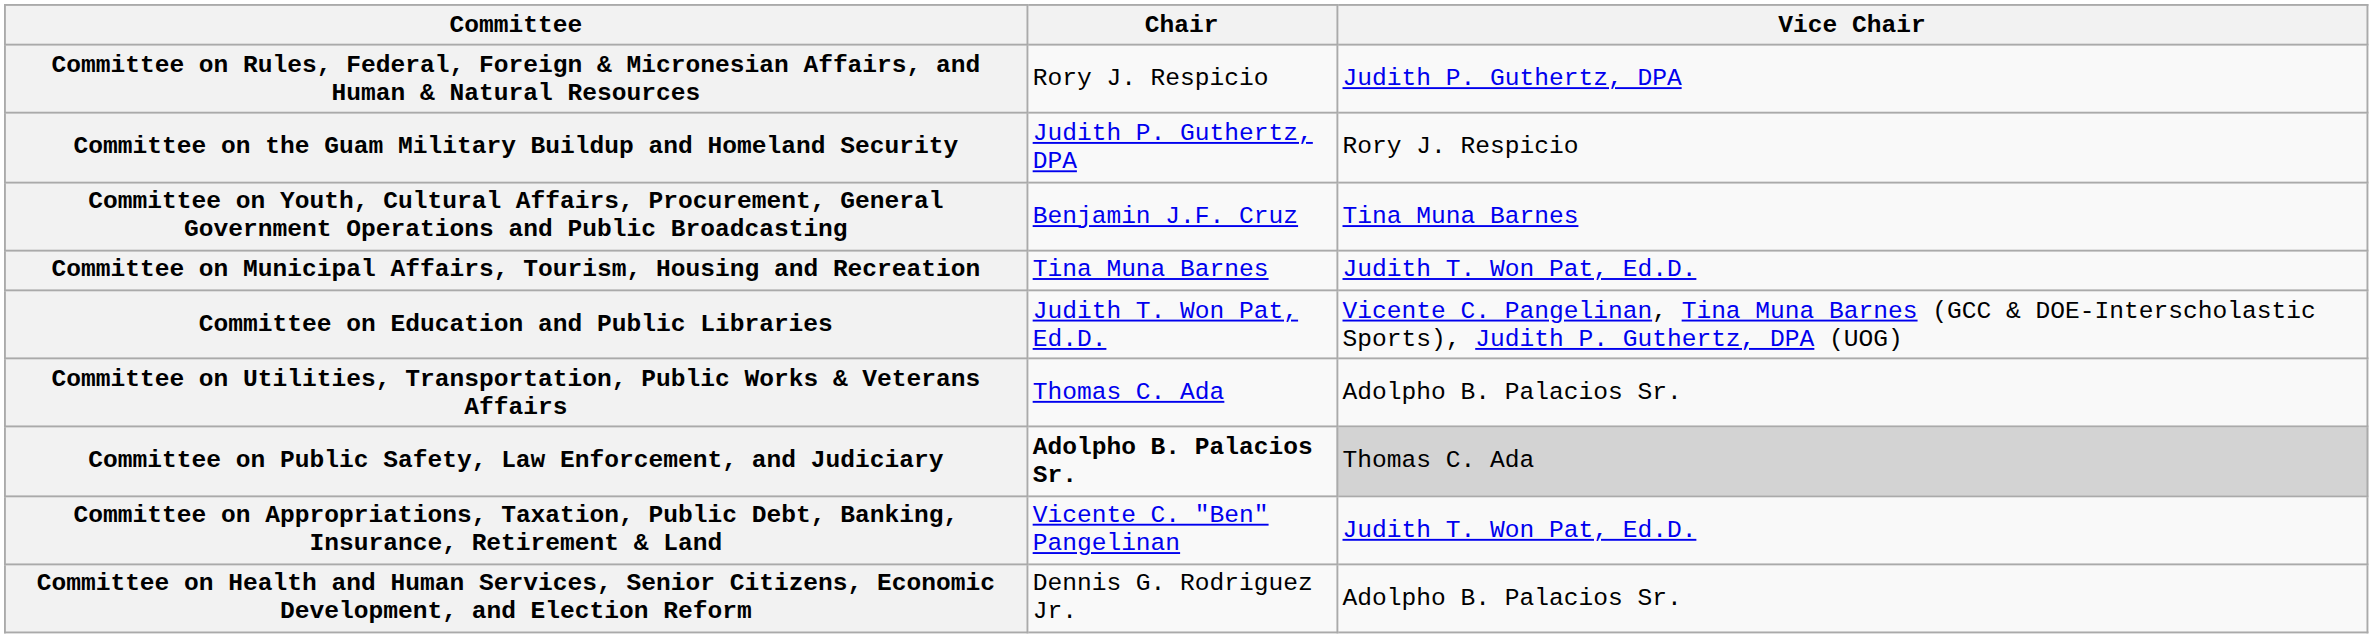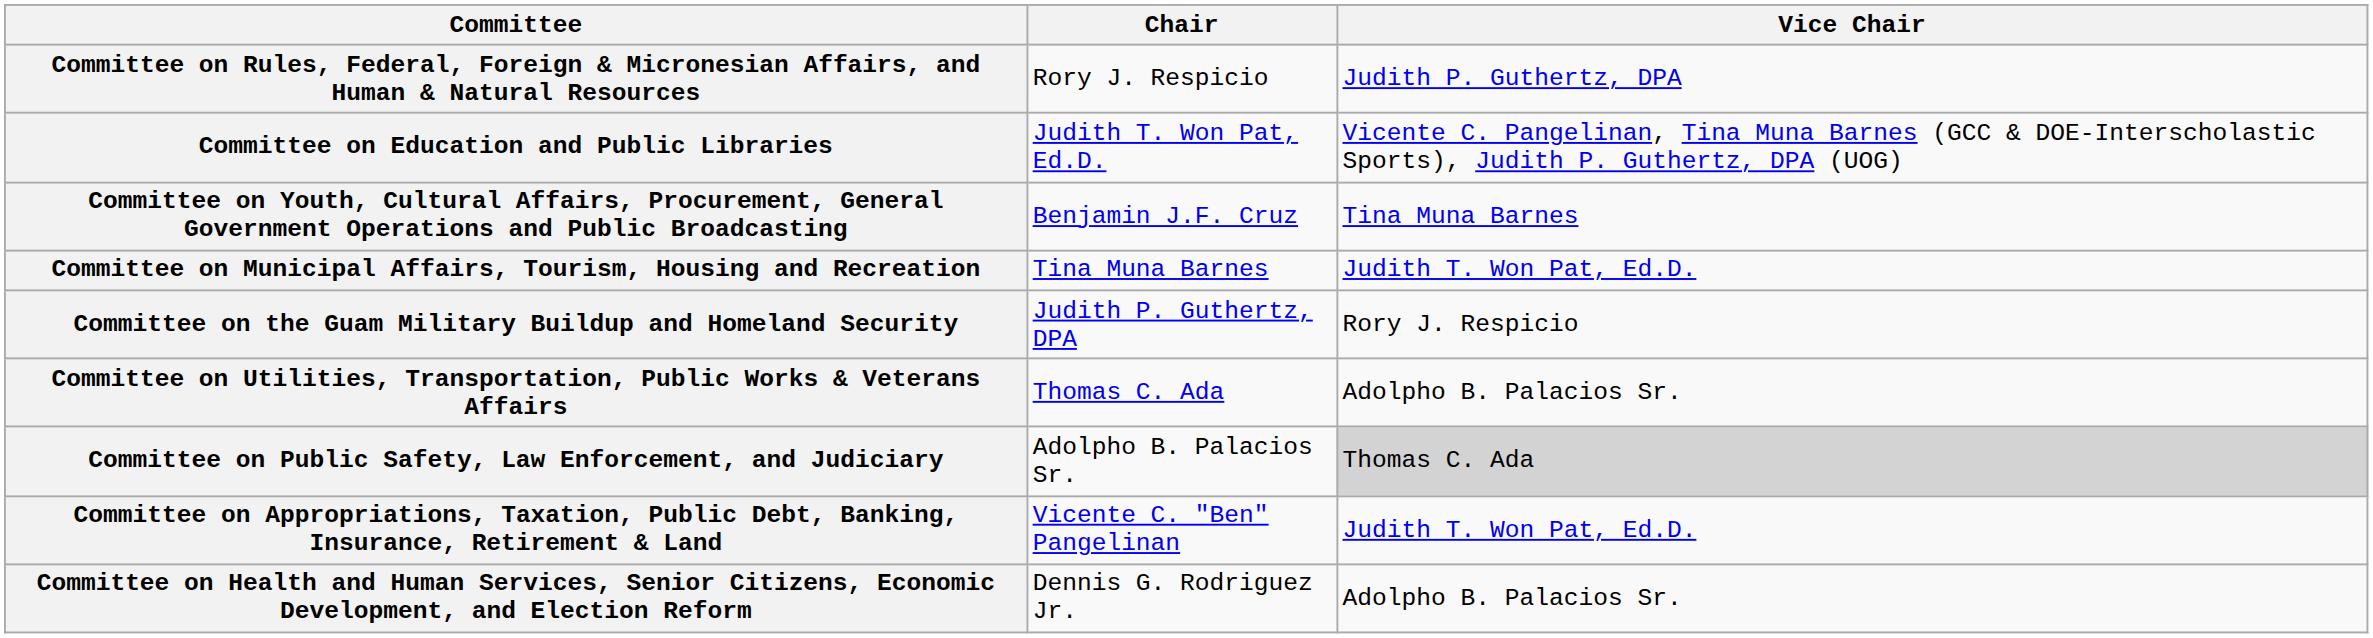rows swapped: (516, 324) <-> (516, 148)
(1173, 461) bold -> (1173, 461) normal
